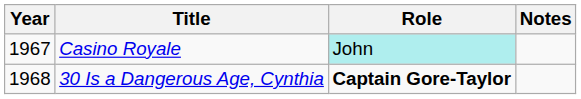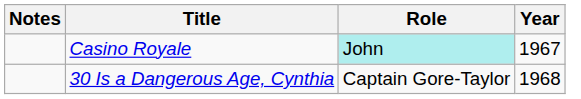columns swapped: (30, 19) <-> (546, 19)
(422, 78) bold -> (427, 78) normal
